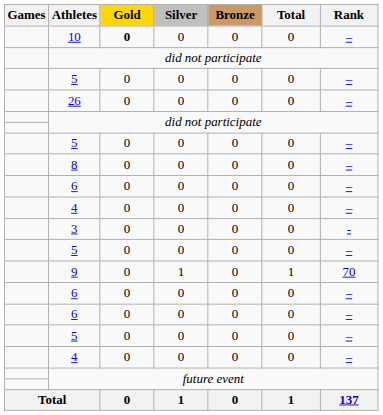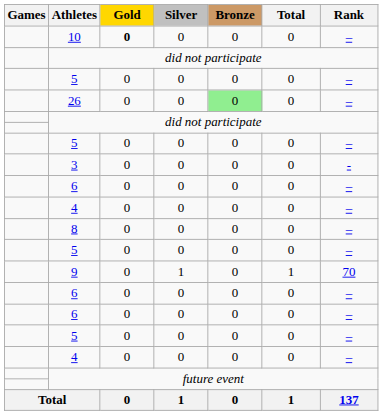(235, 101) no background -> (235, 101) lightgreen background
rows swapped: (74, 165) <-> (74, 229)
